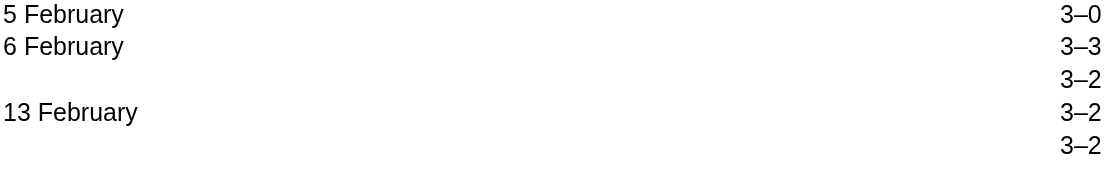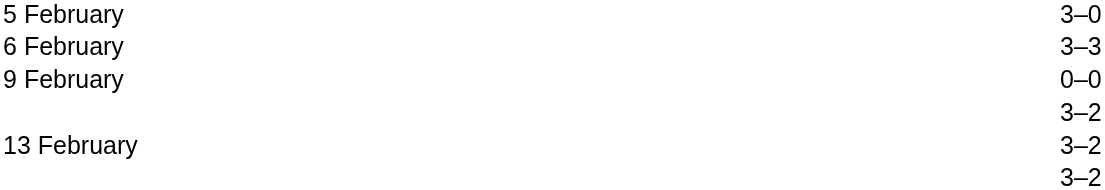+ row: (63, 80)
